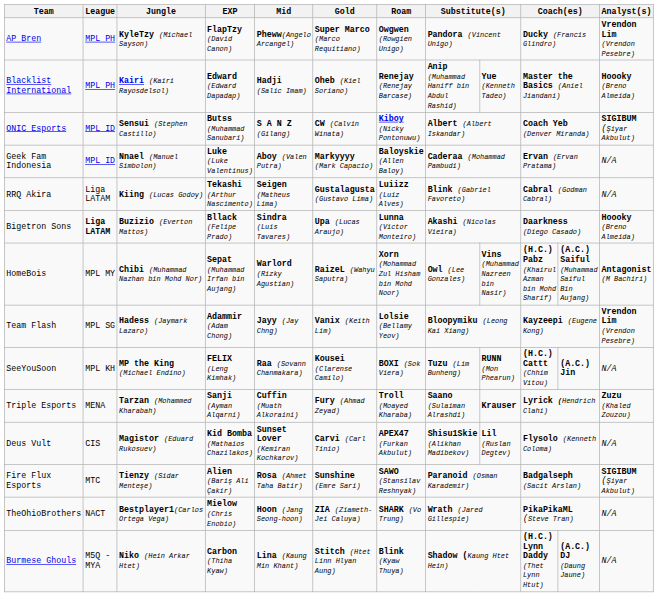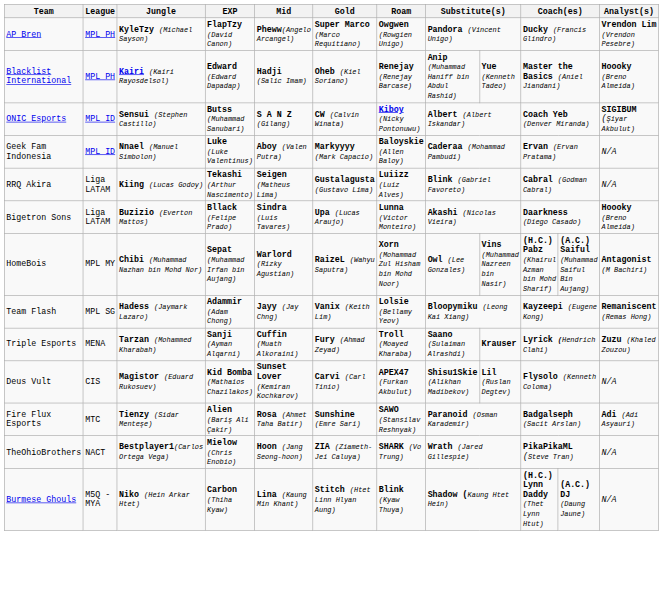(98, 227) bold -> (98, 217) normal
(619, 326) Vrendon Lim (Vrendon Pesebre) -> (629, 311) Remaniscent (Remas Hong)
- row: (31, 368)
(619, 481) SIGIBUM (Şiyar Akbulut) -> (620, 419) Adi (Adi Asyauri)
